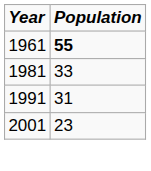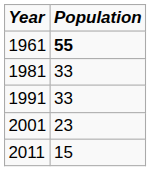(63, 98) 31 -> (63, 98) 33
+ row: (27, 152)
